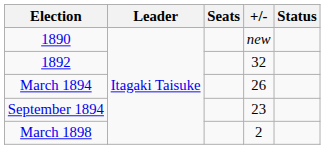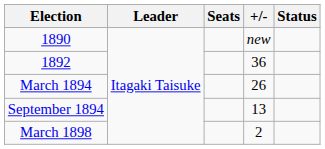(259, 62) 32 -> (259, 62) 36
(259, 109) 23 -> (259, 109) 13
